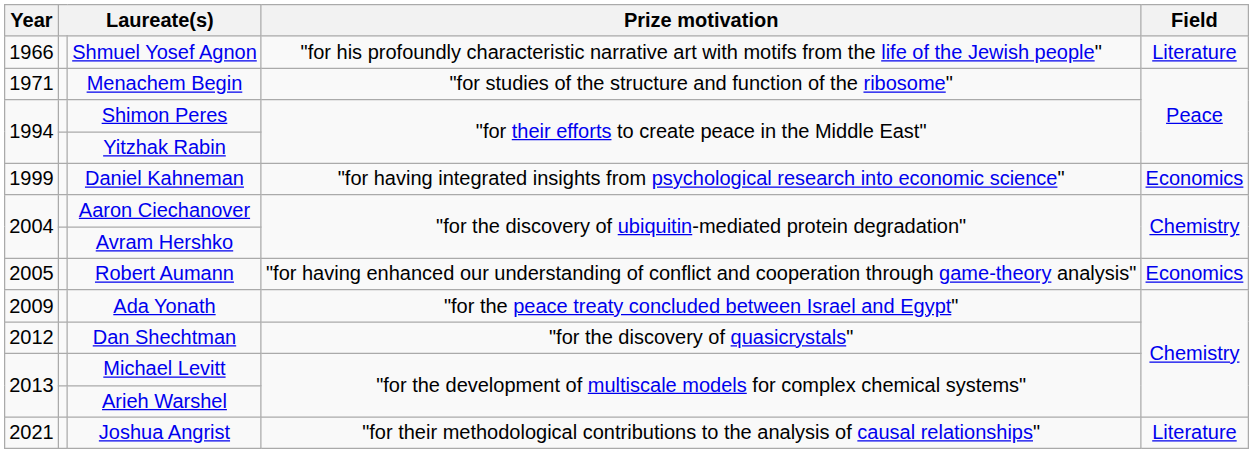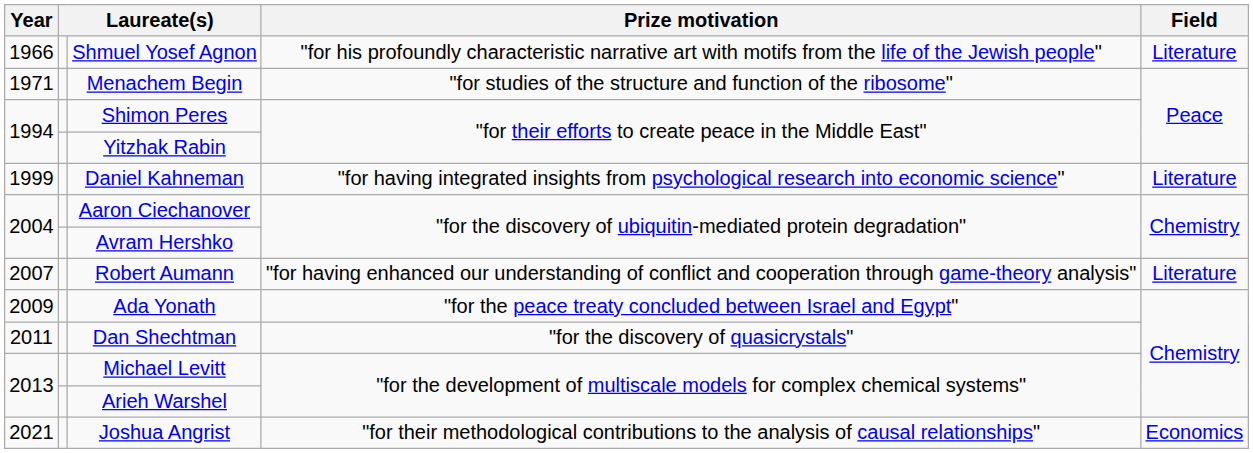(1194, 178) Economics -> (1194, 178) Literature
(31, 274) 2005 -> (31, 274) 2007
(1194, 274) Economics -> (1194, 274) Literature
(31, 337) 2012 -> (31, 337) 2011
(1194, 432) Literature -> (1194, 432) Economics
